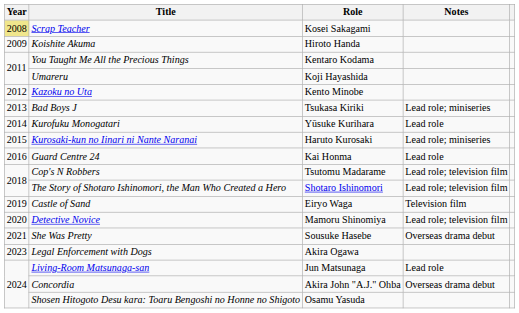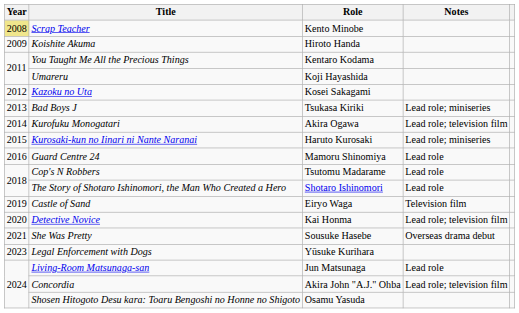(338, 28) Kosei Sakagami -> (334, 28) Kento Minobe
(334, 92) Kento Minobe -> (338, 92) Kosei Sakagami
(339, 124) Yūsuke Kurihara -> (332, 124) Akira Ogawa
(424, 124) Lead role -> (456, 124) Lead role; television film
(328, 156) Kai Honma -> (345, 156) Mamoru Shinomiya
(456, 172) Lead role; television film -> (424, 172) Lead role
(456, 188) Lead role; television film -> (424, 188) Lead role
(345, 220) Mamoru Shinomiya -> (328, 220) Kai Honma
(332, 252) Akira Ogawa -> (339, 252) Yūsuke Kurihara
(450, 284) Overseas drama debut -> (456, 284) Lead role; television film
